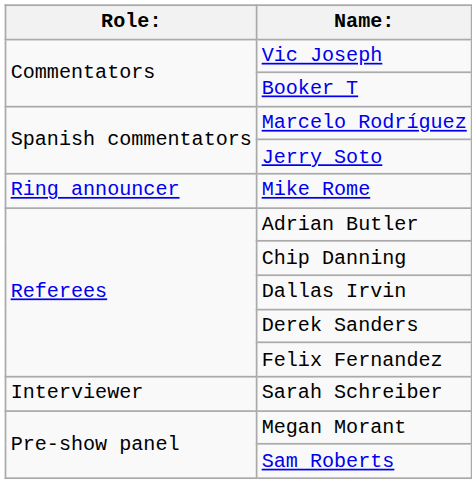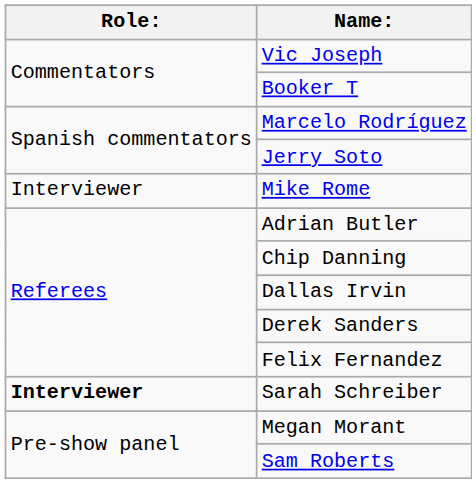(95, 191) Ring announcer -> (77, 191) Interviewer
(77, 394) normal -> (77, 394) bold
